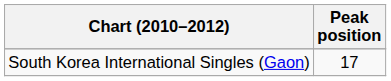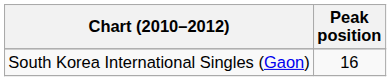(349, 62) 17 -> (349, 62) 16
